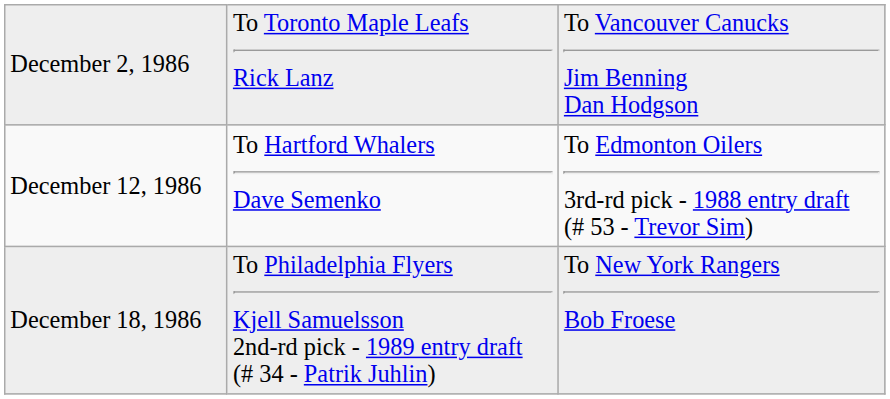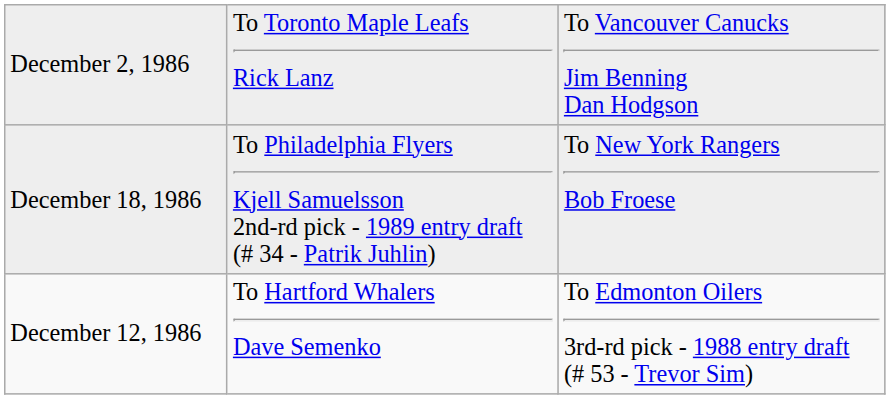rows swapped: (106, 185) <-> (106, 319)
